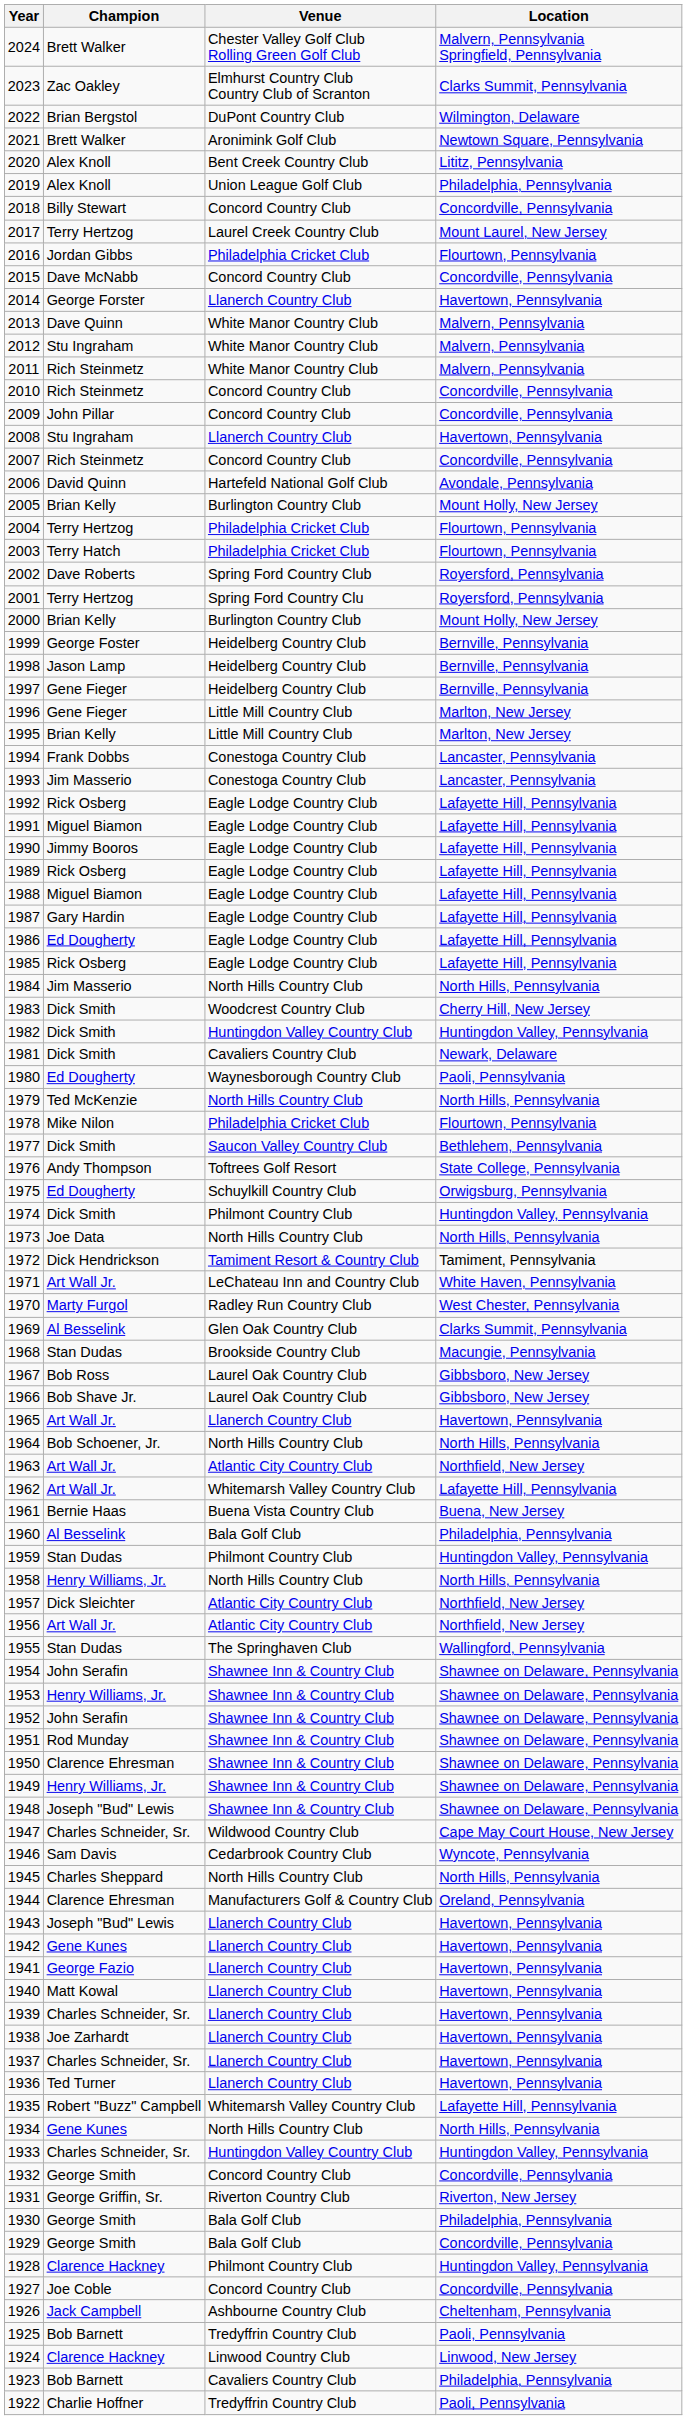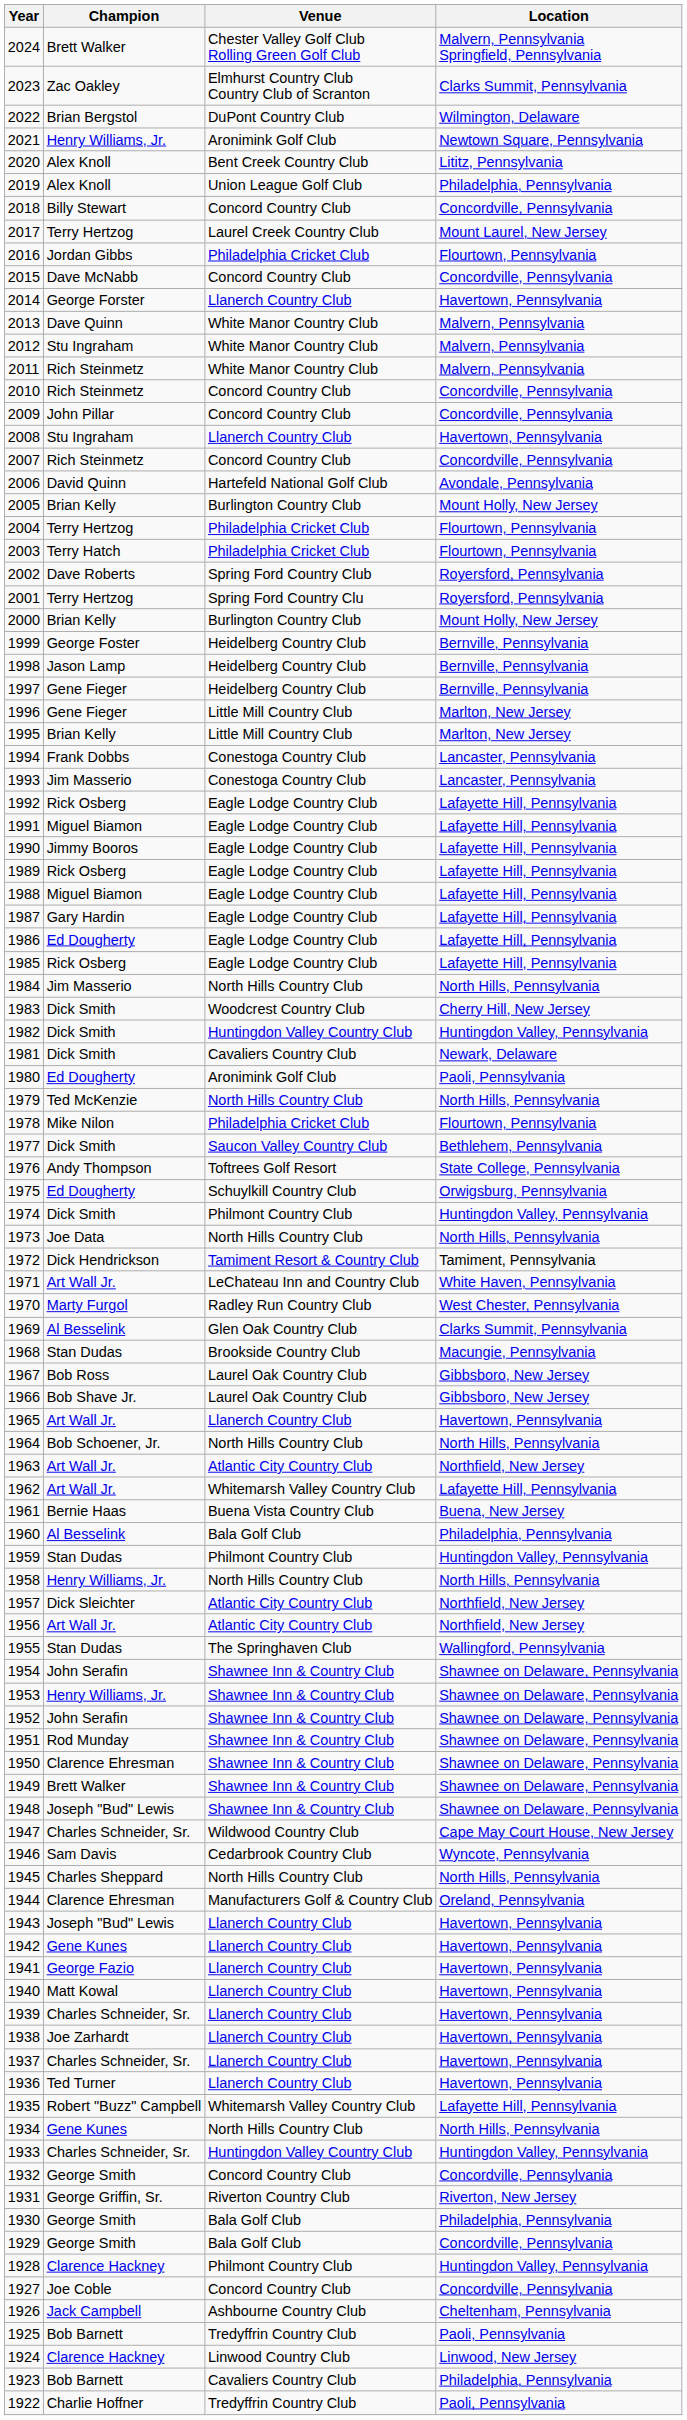(86, 140) Brett Walker -> (106, 140) Henry Williams, Jr.
(304, 1077) Waynesborough Country Club -> (272, 1077) Aronimink Golf Club
(106, 1786) Henry Williams, Jr. -> (86, 1786) Brett Walker
